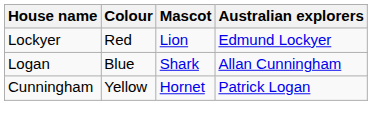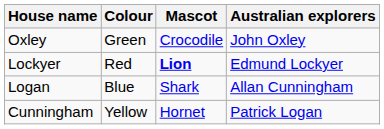+ row: (27, 40)
(174, 40) normal -> (176, 64) bold
